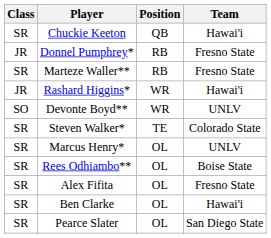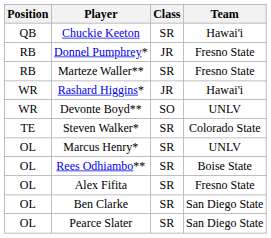columns swapped: (160, 14) <-> (21, 14)
(225, 204) Hawai'i -> (225, 204) San Diego State
